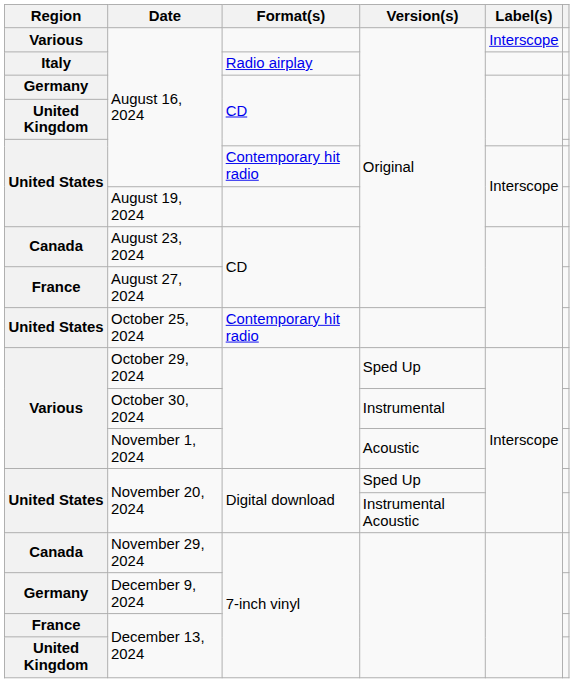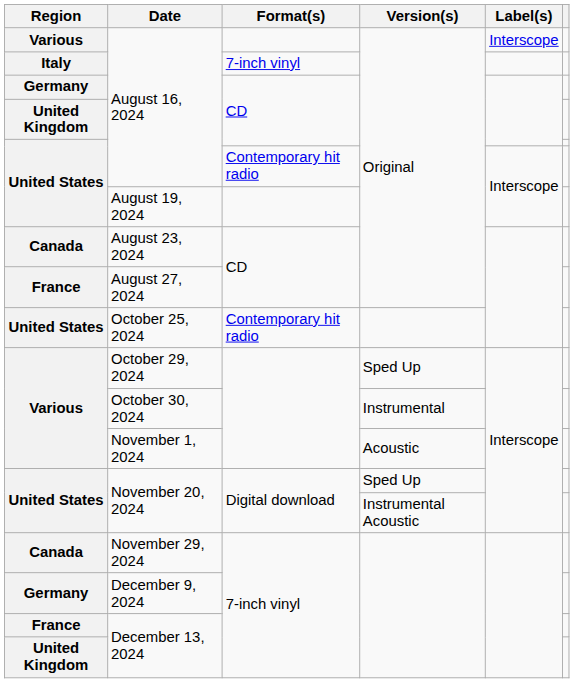(269, 63) Radio airplay -> (263, 63) 7-inch vinyl
